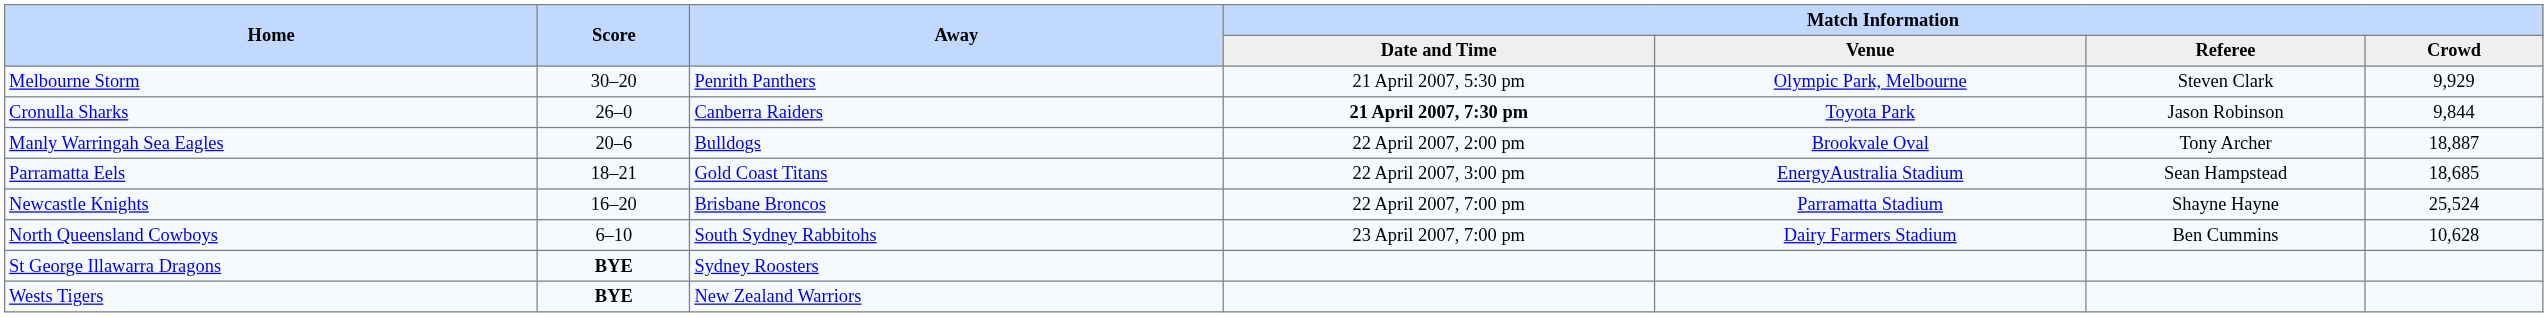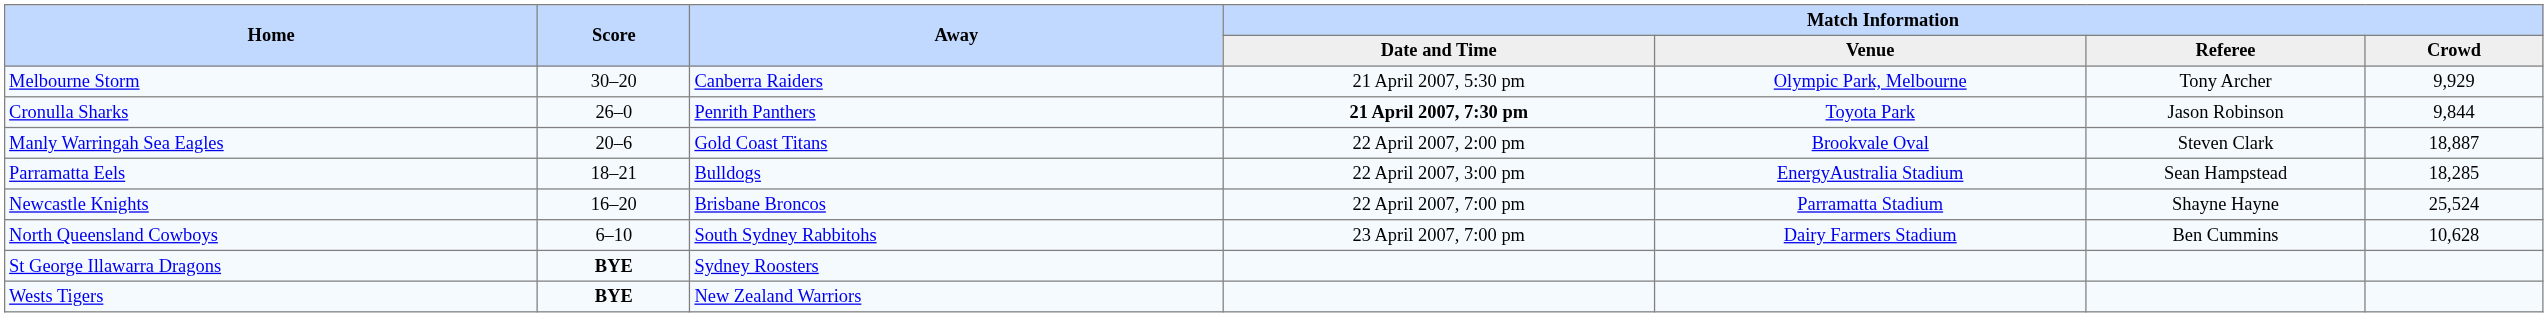(755, 81) Penrith Panthers -> (759, 81) Canberra Raiders
(2226, 81) Steven Clark -> (2226, 81) Tony Archer
(759, 112) Canberra Raiders -> (755, 112) Penrith Panthers
(728, 142) Bulldogs -> (761, 142) Gold Coast Titans
(2226, 142) Tony Archer -> (2226, 142) Steven Clark
(761, 173) Gold Coast Titans -> (728, 173) Bulldogs
(2454, 173) 18,685 -> (2454, 173) 18,285
